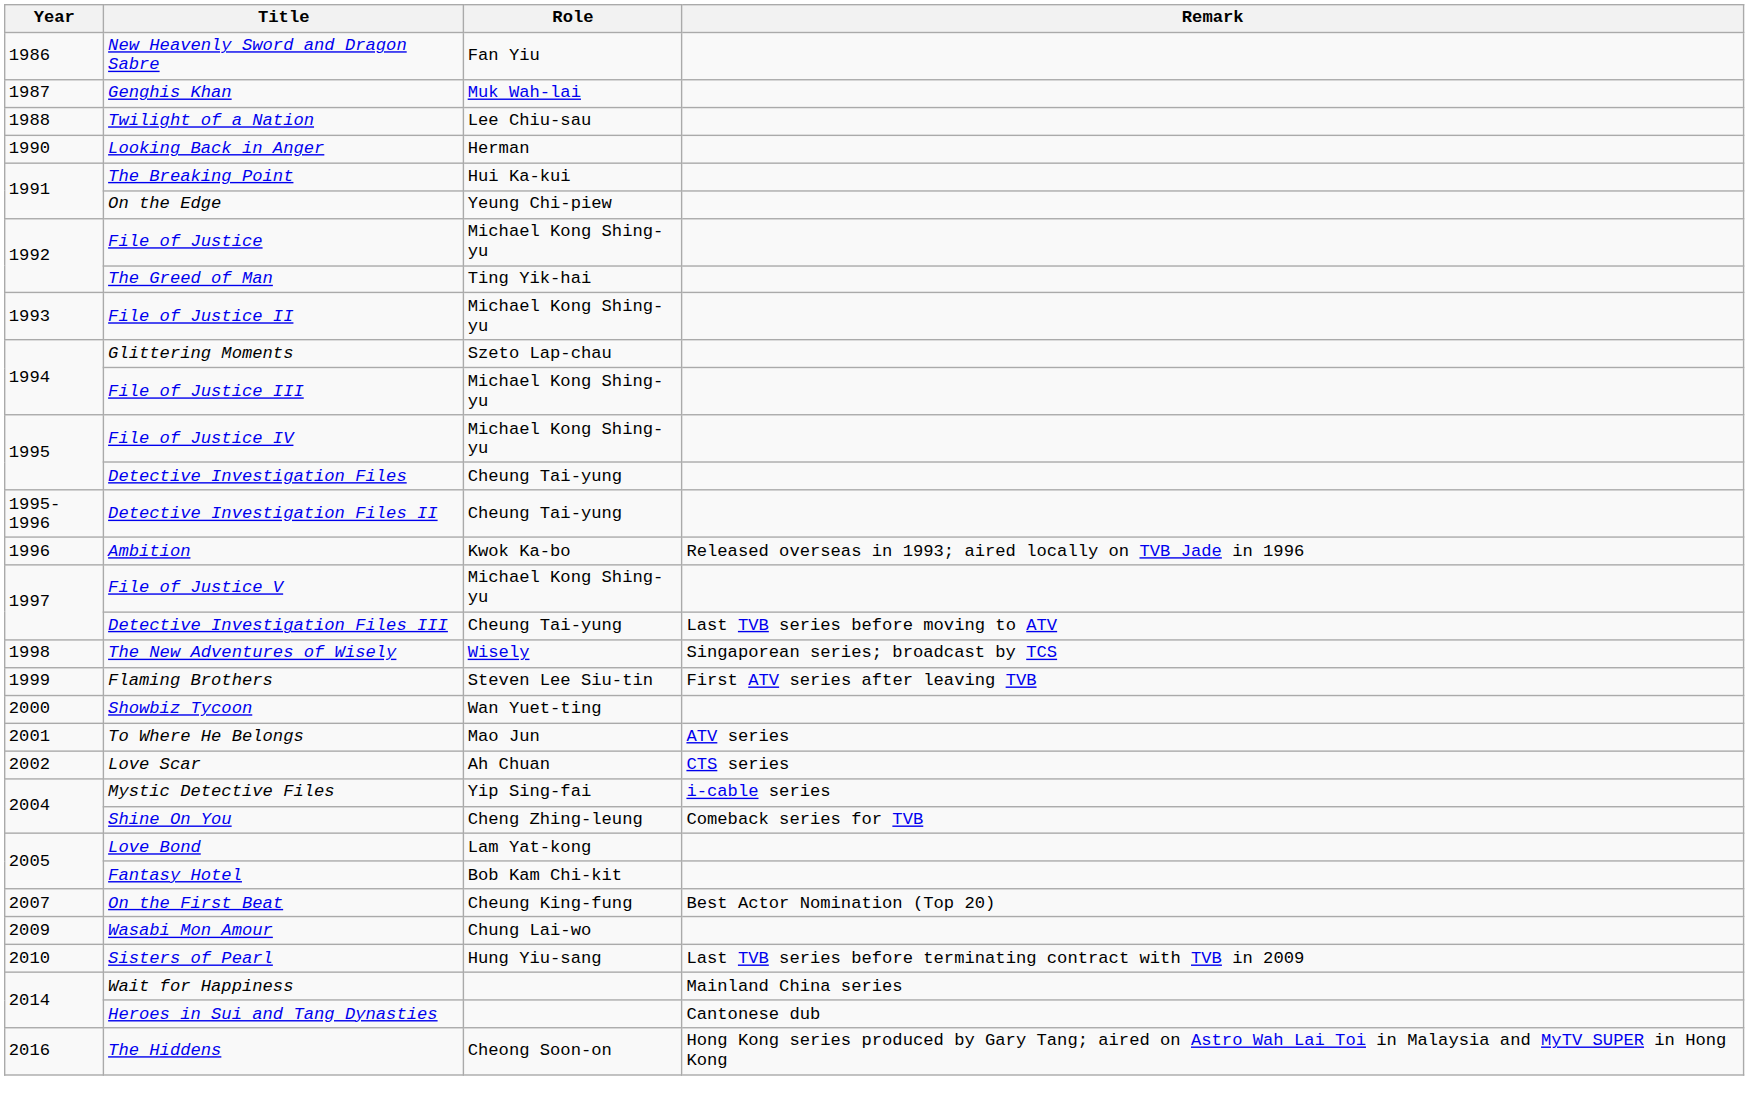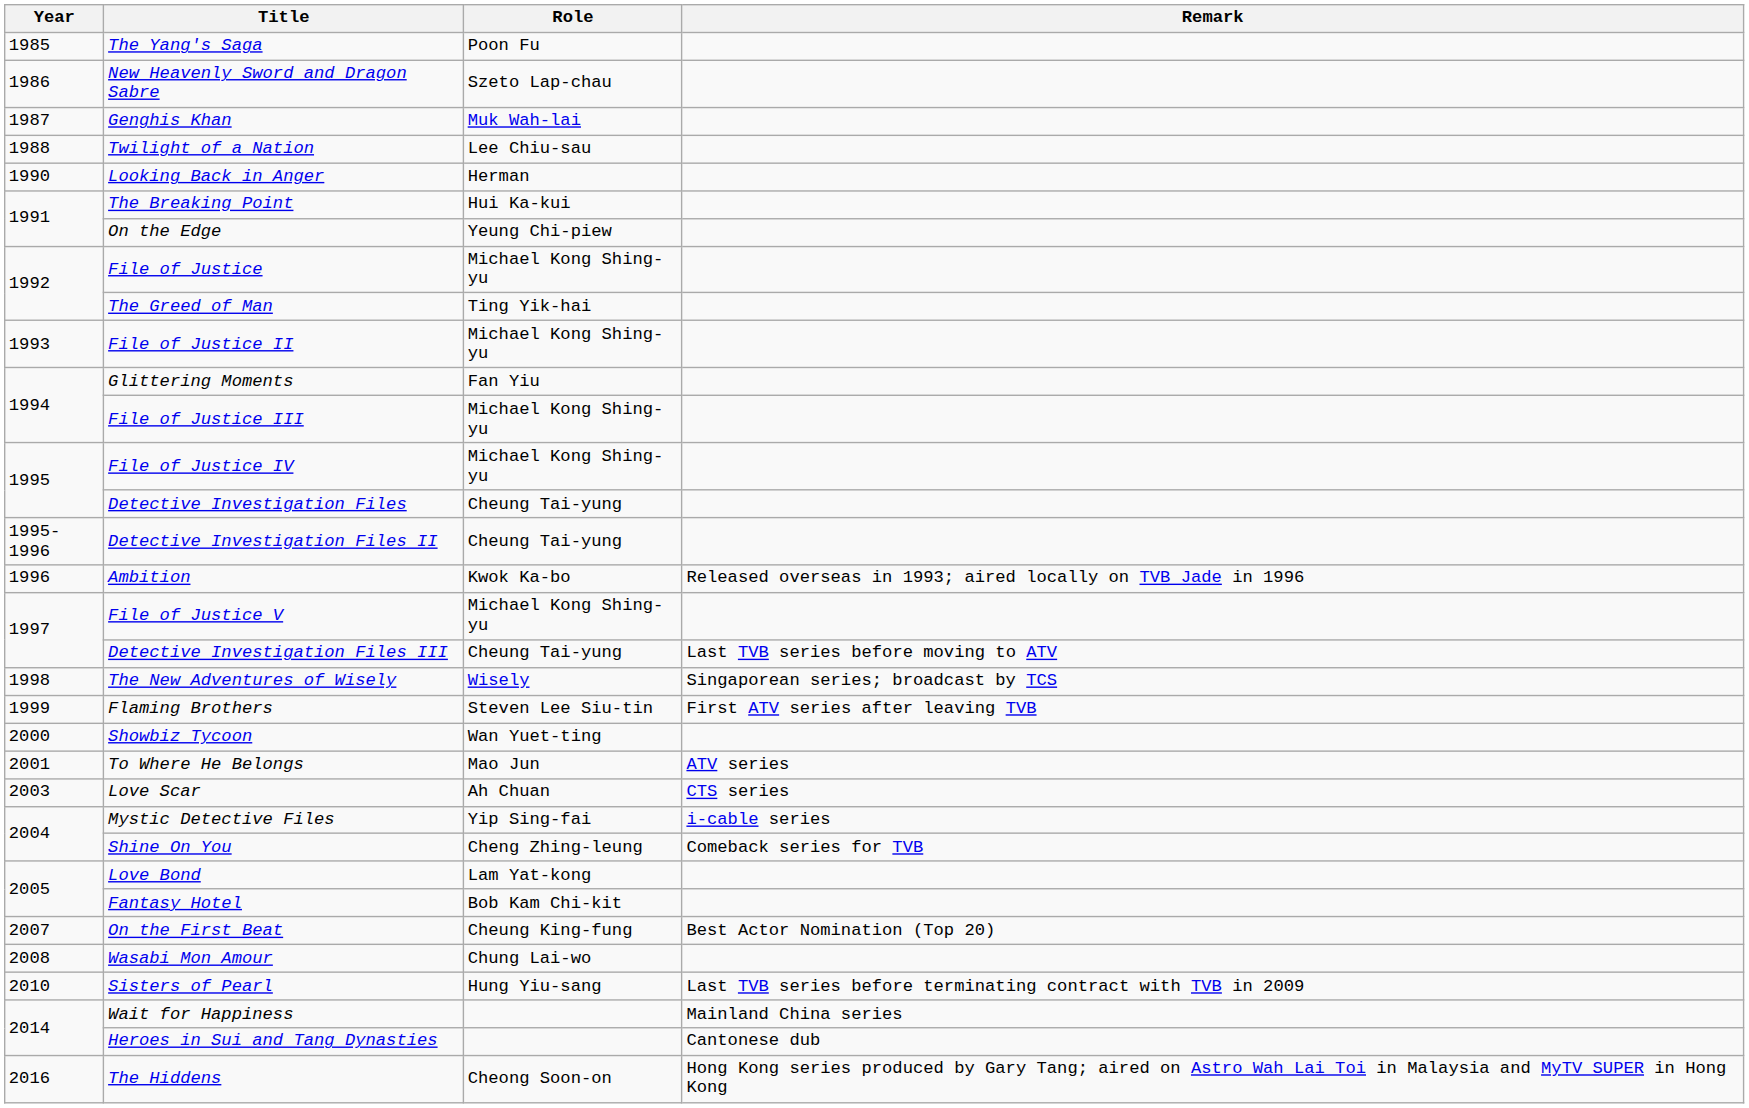+ row: (185, 47)
(504, 56) Fan Yiu -> (540, 84) Szeto Lap-chau
(540, 354) Szeto Lap-chau -> (504, 382) Fan Yiu
(29, 765) 2002 -> (29, 793) 2003
(29, 931) 2009 -> (29, 959) 2008
